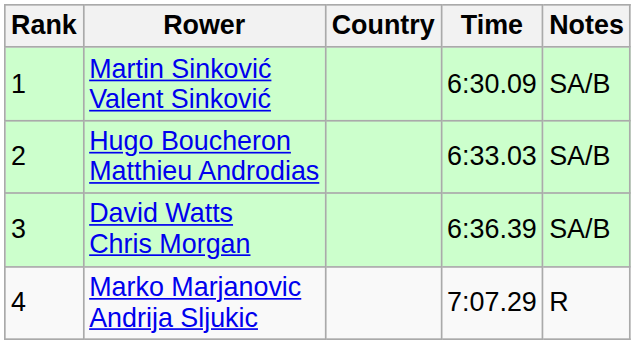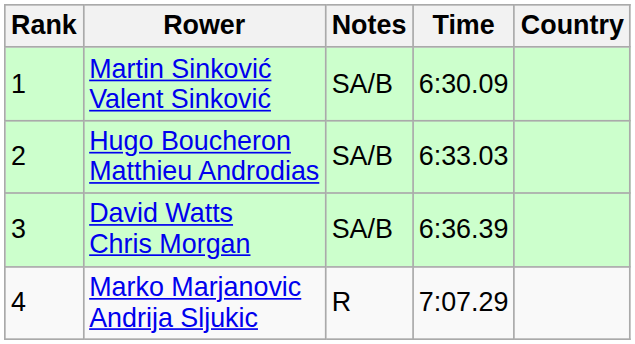columns swapped: (383, 25) <-> (587, 25)
